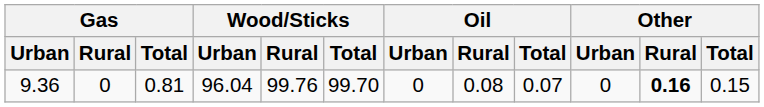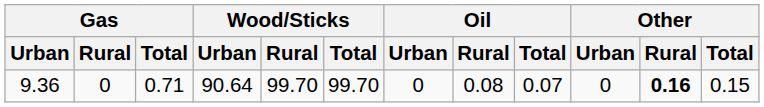(164, 85) 0.81 -> (164, 85) 0.71
(227, 85) 96.04 -> (227, 85) 90.64
(292, 85) 99.76 -> (292, 85) 99.70
